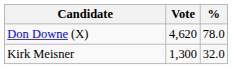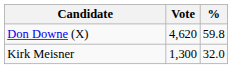(214, 34) 78.0 -> (214, 34) 59.8
